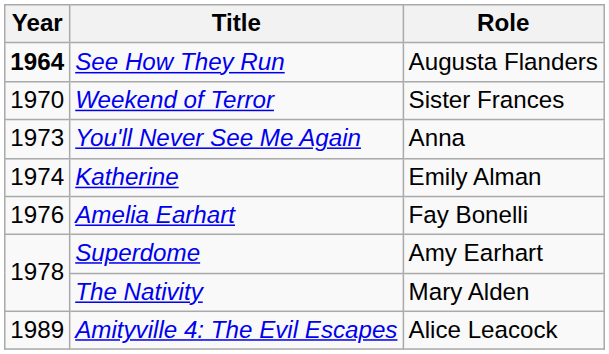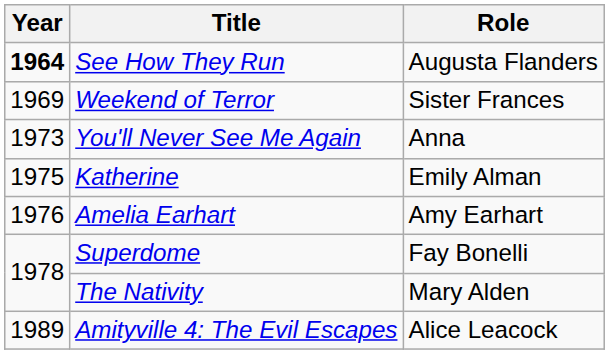(37, 100) 1970 -> (37, 100) 1969
(37, 176) 1974 -> (37, 176) 1975
(468, 215) Fay Bonelli -> (476, 215) Amy Earhart
(476, 253) Amy Earhart -> (468, 253) Fay Bonelli
